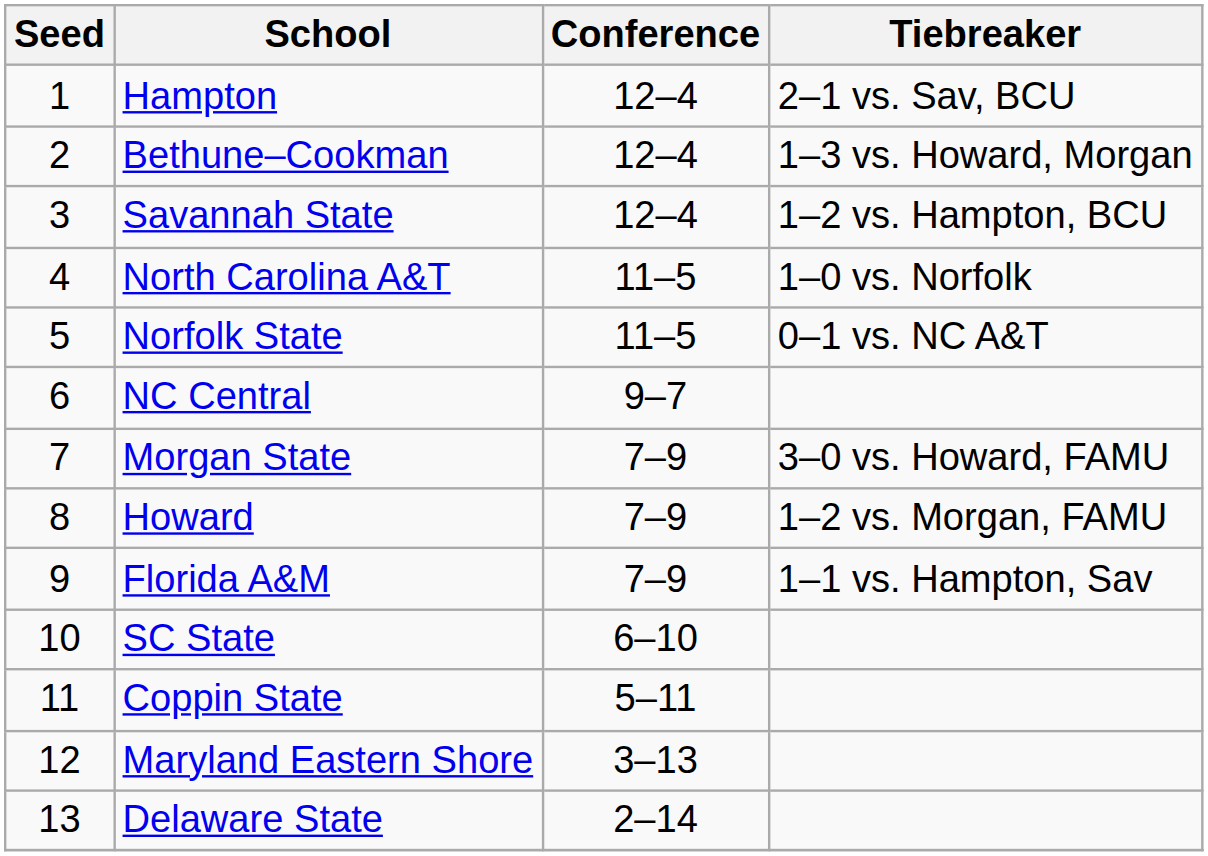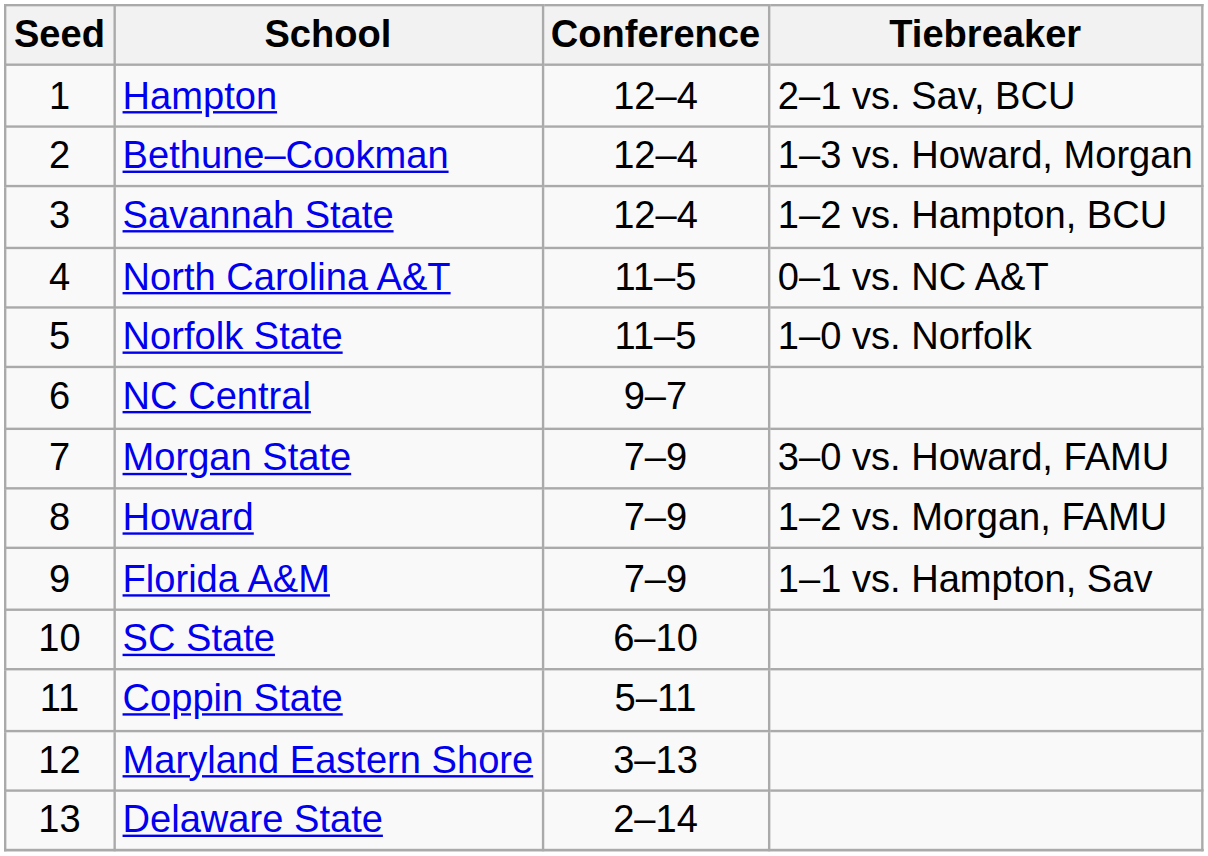(905, 276) 1–0 vs. Norfolk -> (913, 276) 0–1 vs. NC A&T
(913, 336) 0–1 vs. NC A&T -> (905, 336) 1–0 vs. Norfolk
